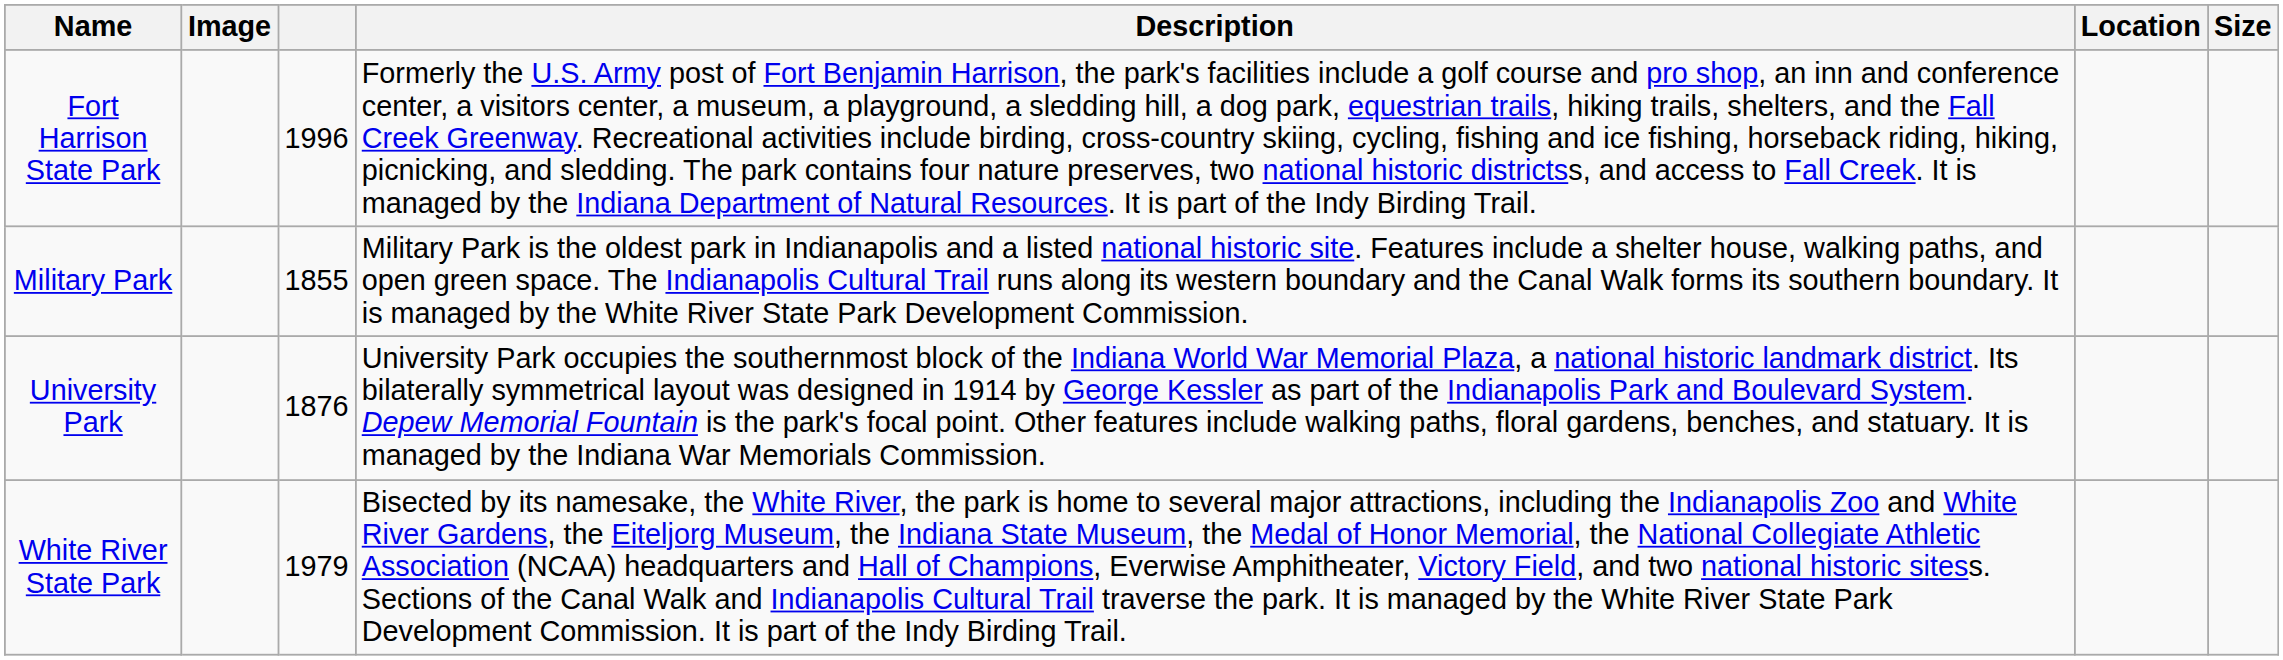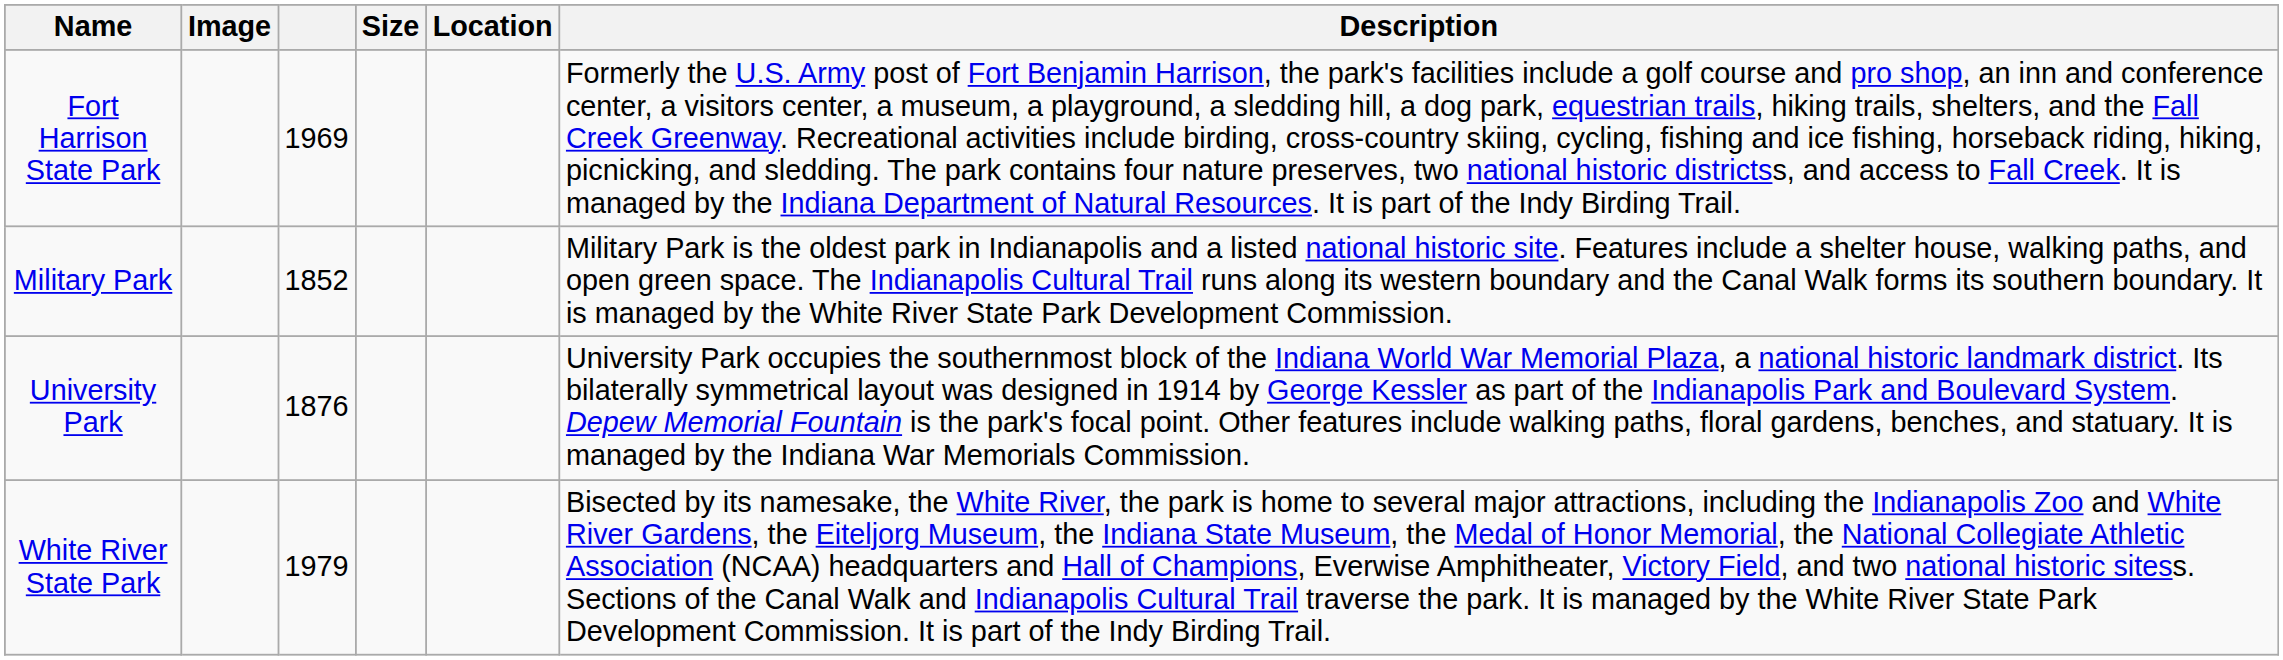columns swapped: (2243, 27) <-> (1215, 27)
(316, 137) 1996 -> (316, 137) 1969
(316, 280) 1855 -> (316, 280) 1852
